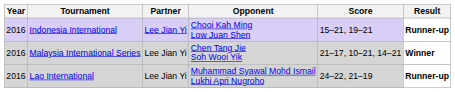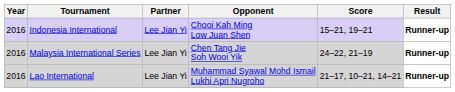(360, 53) 21–17, 10–21, 14–21 -> (346, 53) 24–22, 21–19
(420, 53) Winner -> (427, 53) Runner-up
(346, 76) 24–22, 21–19 -> (360, 76) 21–17, 10–21, 14–21
